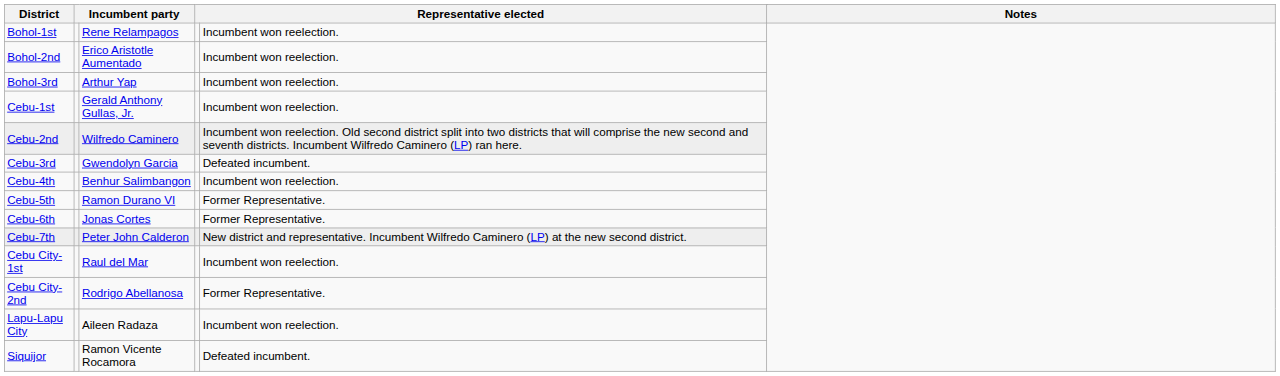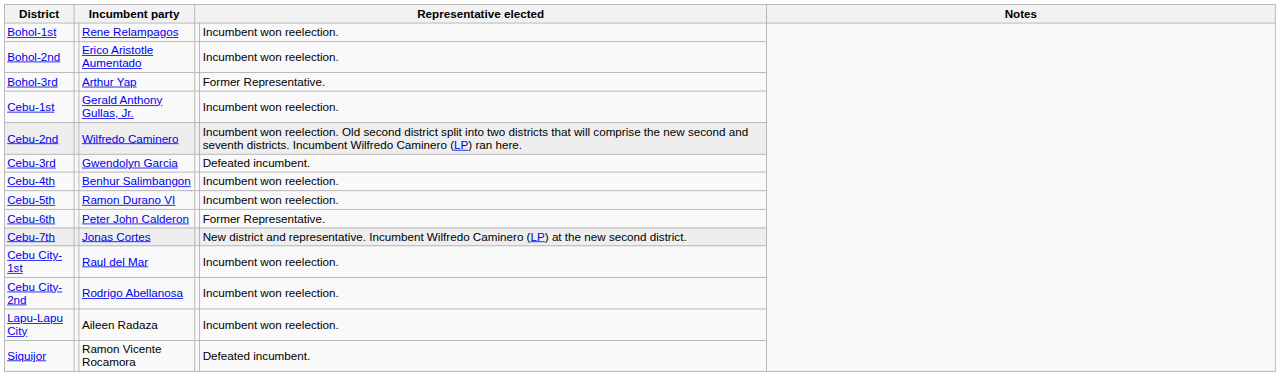(271, 82) Incumbent won reelection. -> (264, 82) Former Representative.
(264, 200) Former Representative. -> (271, 200) Incumbent won reelection.
(116, 219) Jonas Cortes -> (135, 219) Peter John Calderon
(135, 237) Peter John Calderon -> (116, 237) Jonas Cortes
(264, 293) Former Representative. -> (271, 293) Incumbent won reelection.
